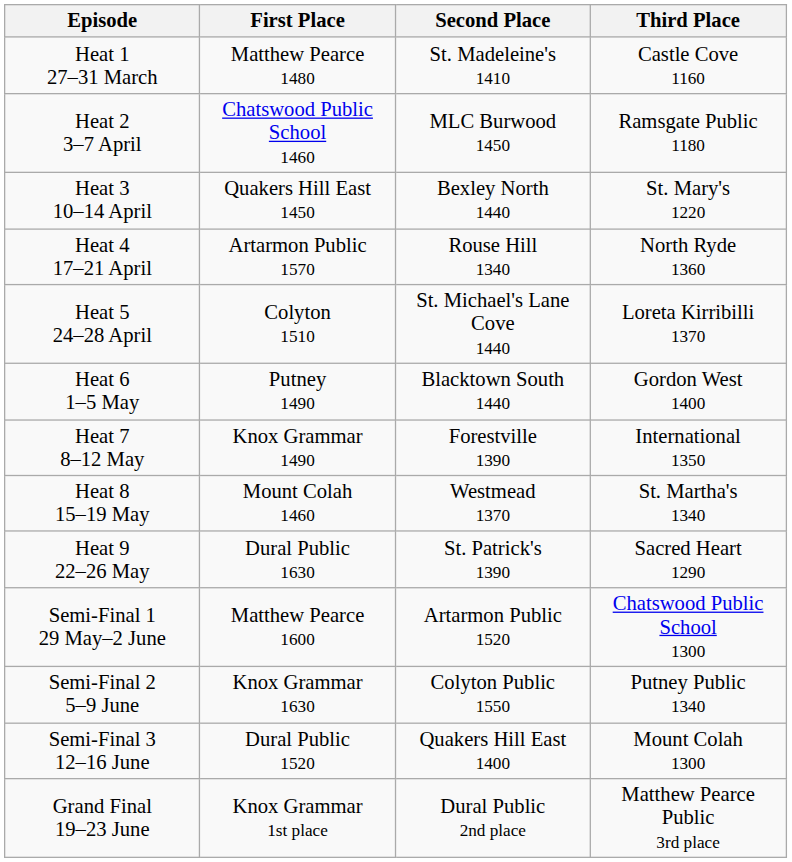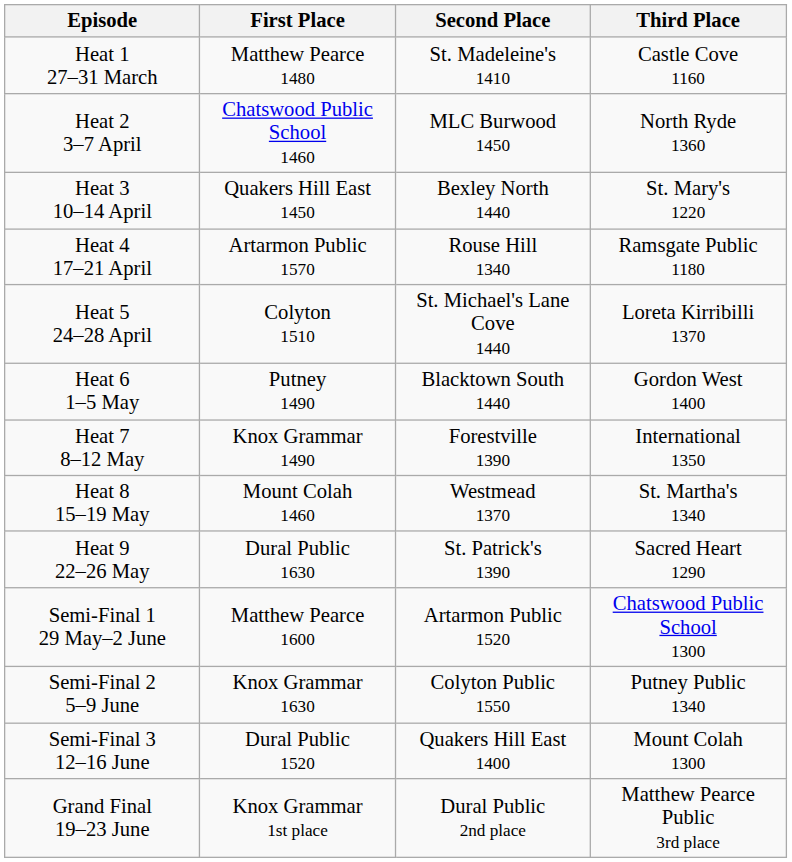(688, 132) Ramsgate Public 1180 -> (688, 132) North Ryde 1360
(688, 256) North Ryde 1360 -> (688, 256) Ramsgate Public 1180
